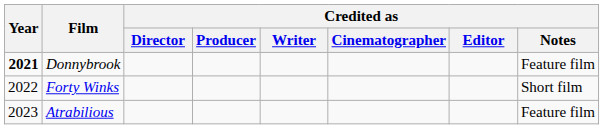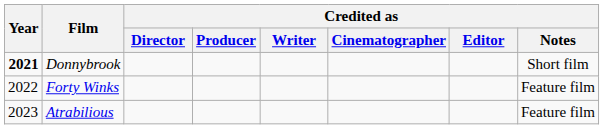(558, 64) Feature film -> (558, 64) Short film
(552, 87) Short film -> (558, 87) Feature film
